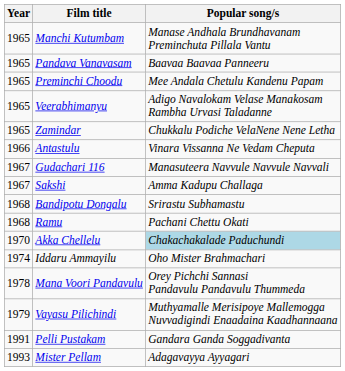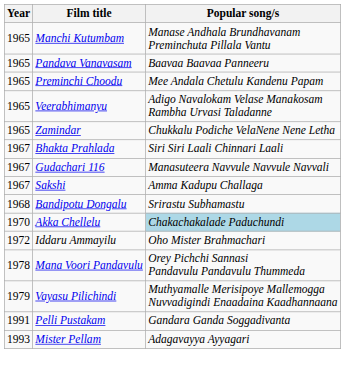- row: (57, 149)
+ row: (75, 149)
- row: (49, 222)
(19, 258) 1974 -> (19, 240) 1972
